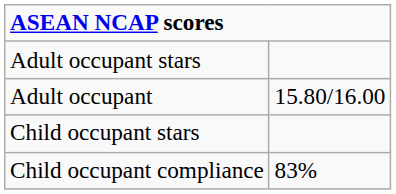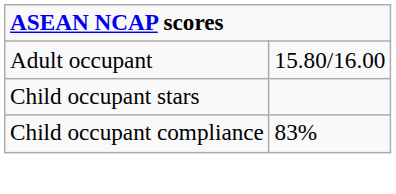- row: (105, 59)
